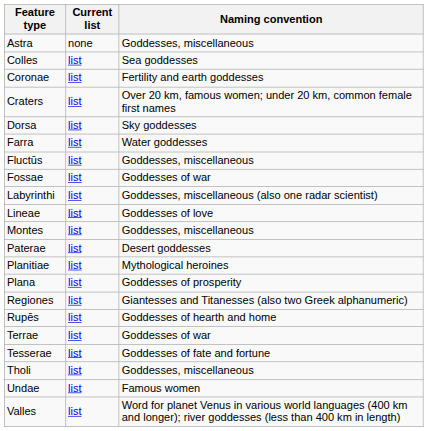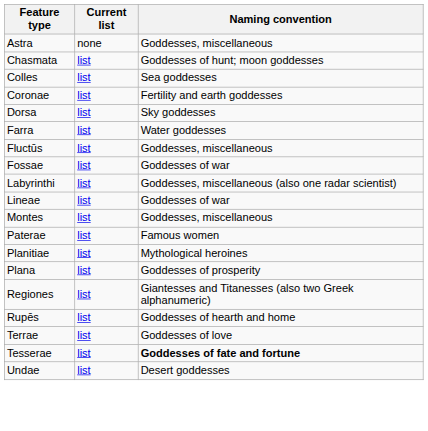+ row: (32, 60)
- row: (25, 101)
(167, 213) Goddesses of love -> (185, 200) Goddesses of war
(166, 248) Desert goddesses -> (180, 235) Famous women
(166, 335) Goddesses of war -> (186, 335) Goddesses of love
(196, 353) normal -> (220, 353) bold
- row: (19, 370)
(161, 388) Famous women -> (185, 370) Desert goddesses
- row: (22, 411)
